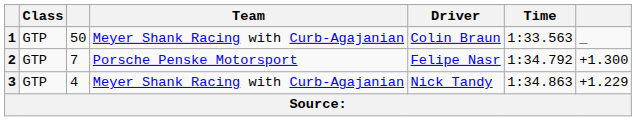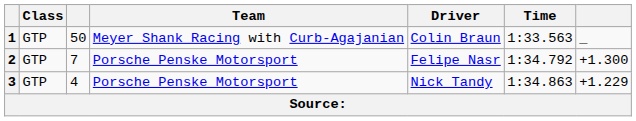(248, 82) Meyer Shank Racing with Curb-Agajanian -> (195, 82) Porsche Penske Motorsport
